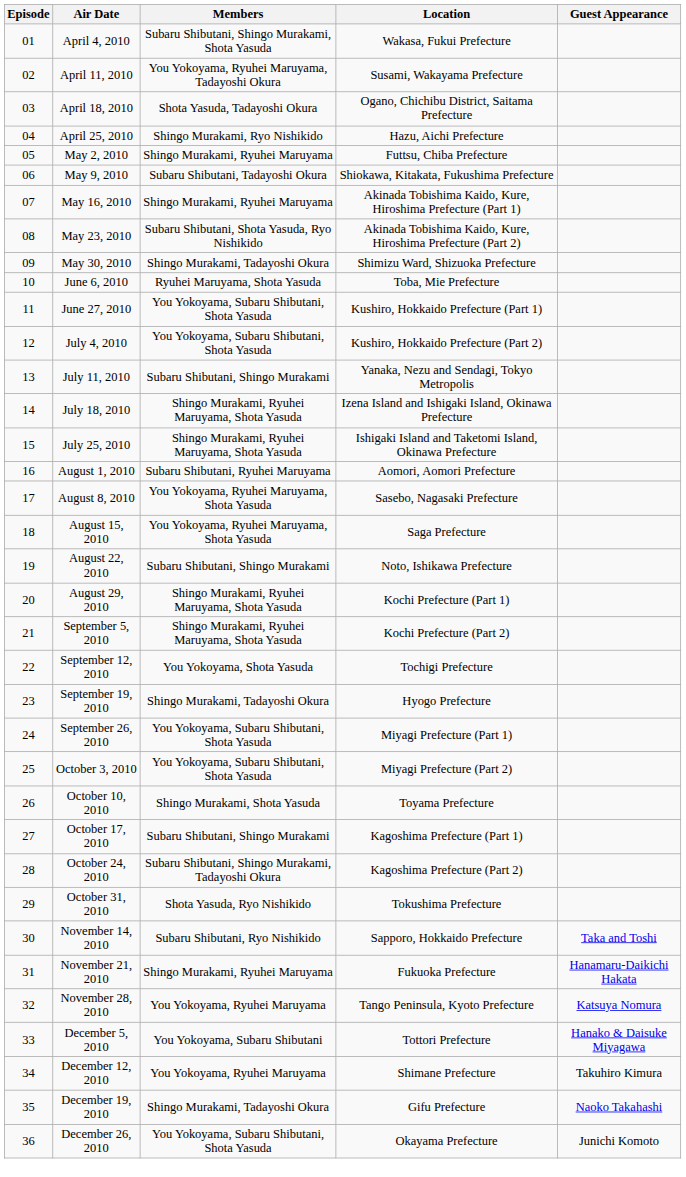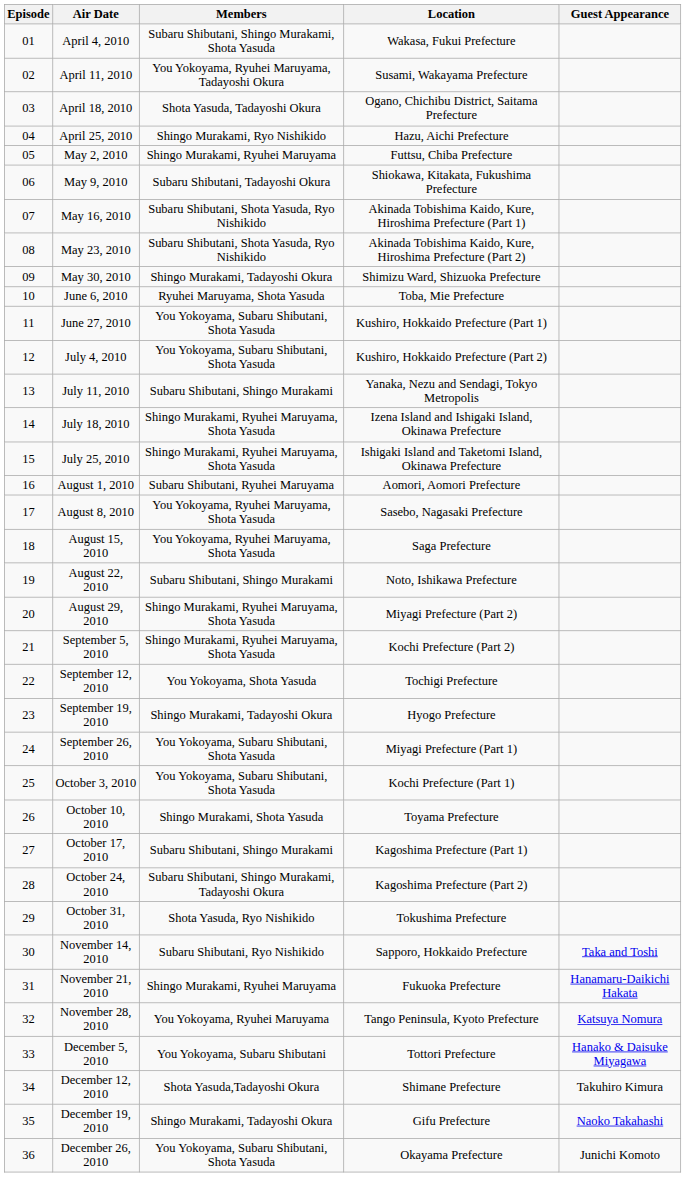(238, 202) Shingo Murakami, Ryuhei Maruyama -> (241, 216) Subaru Shibutani, Shota Yasuda, Ryo Nishikido
(447, 599) Kochi Prefecture (Part 1) -> (451, 613) Miyagi Prefecture (Part 2)
(447, 768) Miyagi Prefecture (Part 2) -> (451, 782) Kochi Prefecture (Part 1)
(238, 1073) You Yokoyama, Ryuhei Maruyama -> (241, 1087) Shota Yasuda,Tadayoshi Okura
